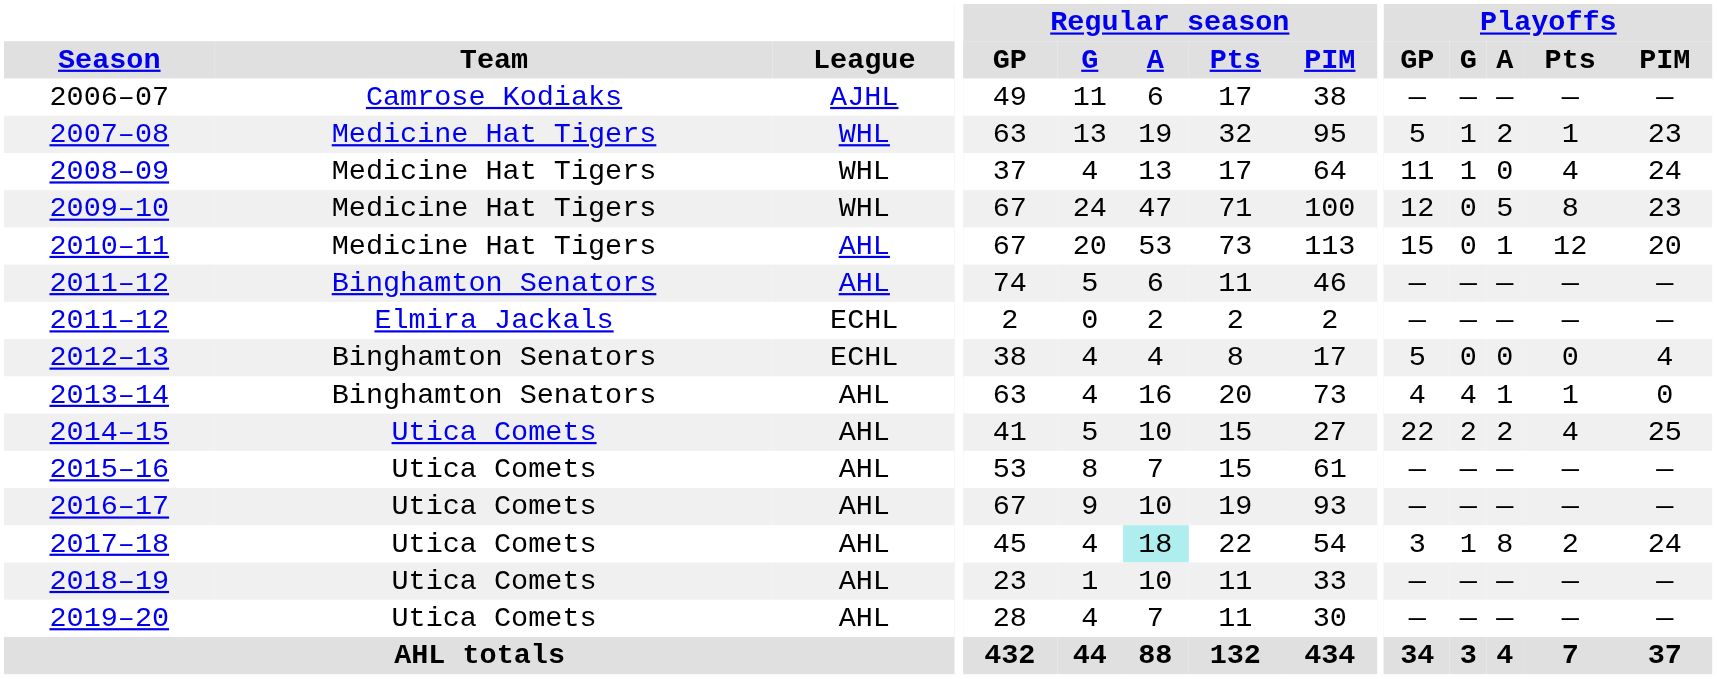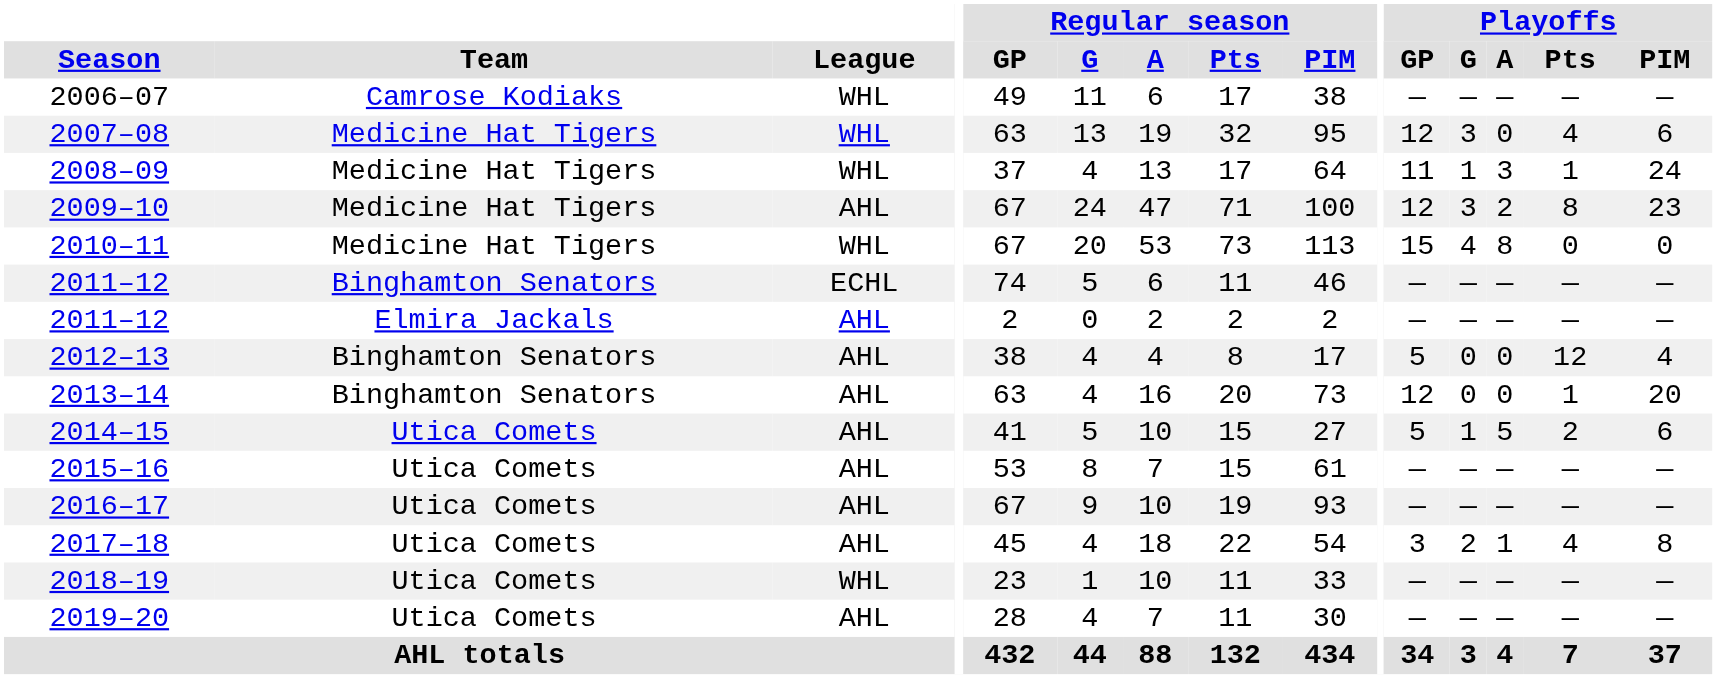(864, 97) AJHL -> (864, 97) WHL
(1417, 134) 5 -> (1417, 134) 12
(1468, 134) 1 -> (1468, 134) 3
(1505, 134) 2 -> (1505, 134) 0
(1570, 134) 1 -> (1570, 134) 4
(1665, 134) 23 -> (1665, 134) 6
(1505, 172) 0 -> (1505, 172) 3
(1570, 172) 4 -> (1570, 172) 1
(864, 209) WHL -> (864, 209) AHL
(1468, 209) 0 -> (1468, 209) 3
(1505, 209) 5 -> (1505, 209) 2
(864, 246) AHL -> (864, 246) WHL
(1468, 246) 0 -> (1468, 246) 4
(1505, 246) 1 -> (1505, 246) 8
(1570, 246) 12 -> (1570, 246) 0
(1665, 246) 20 -> (1665, 246) 0
(864, 283) AHL -> (864, 283) ECHL
(864, 320) ECHL -> (864, 320) AHL
(864, 358) ECHL -> (864, 358) AHL
(1570, 358) 0 -> (1570, 358) 12
(1417, 395) 4 -> (1417, 395) 12
(1468, 395) 4 -> (1468, 395) 0
(1505, 395) 1 -> (1505, 395) 0
(1665, 395) 0 -> (1665, 395) 20
(1417, 432) 22 -> (1417, 432) 5
(1468, 432) 2 -> (1468, 432) 1
(1505, 432) 2 -> (1505, 432) 5
(1570, 432) 4 -> (1570, 432) 2
(1665, 432) 25 -> (1665, 432) 6
(1155, 544) paleturquoise background -> (1155, 544) no background
(1468, 544) 1 -> (1468, 544) 2
(1505, 544) 8 -> (1505, 544) 1
(1570, 544) 2 -> (1570, 544) 4
(1665, 544) 24 -> (1665, 544) 8
(864, 581) AHL -> (864, 581) WHL
